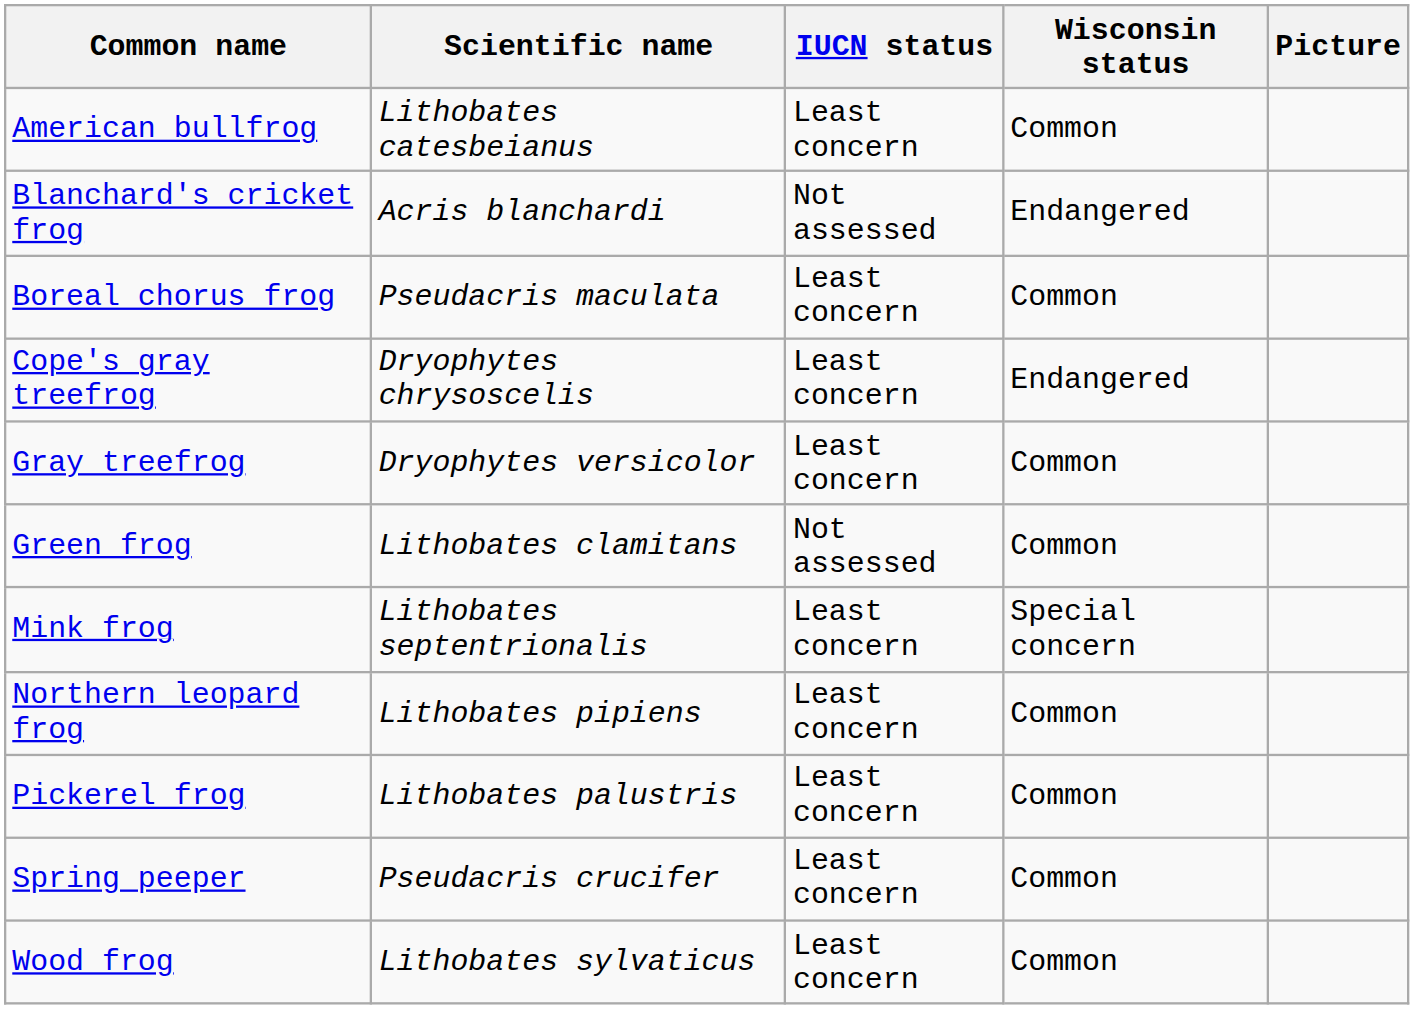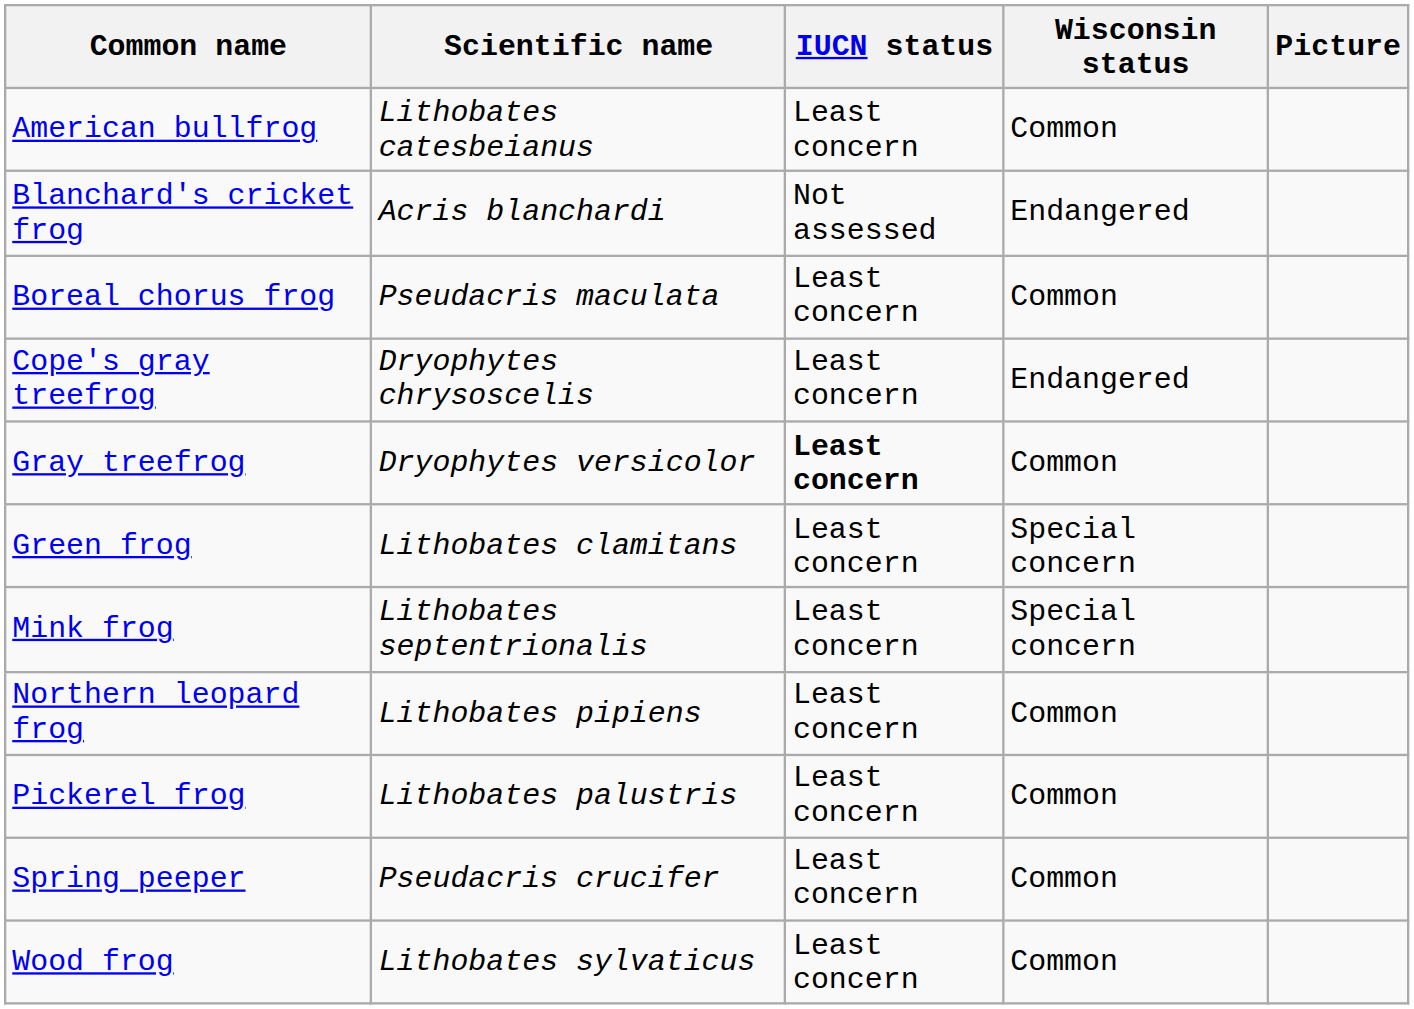(856, 463) normal -> (856, 463) bold
(865, 546) Not assessed -> (856, 546) Least concern
(1064, 546) Common -> (1073, 546) Special concern
